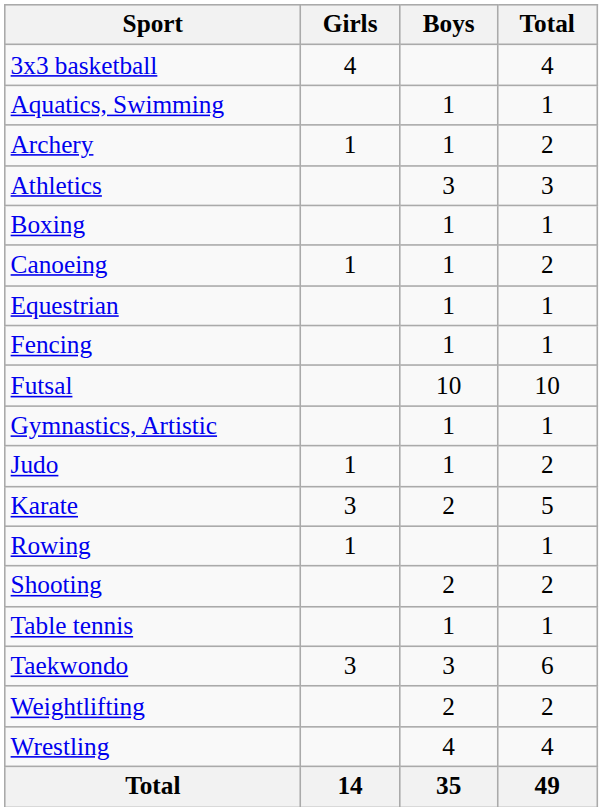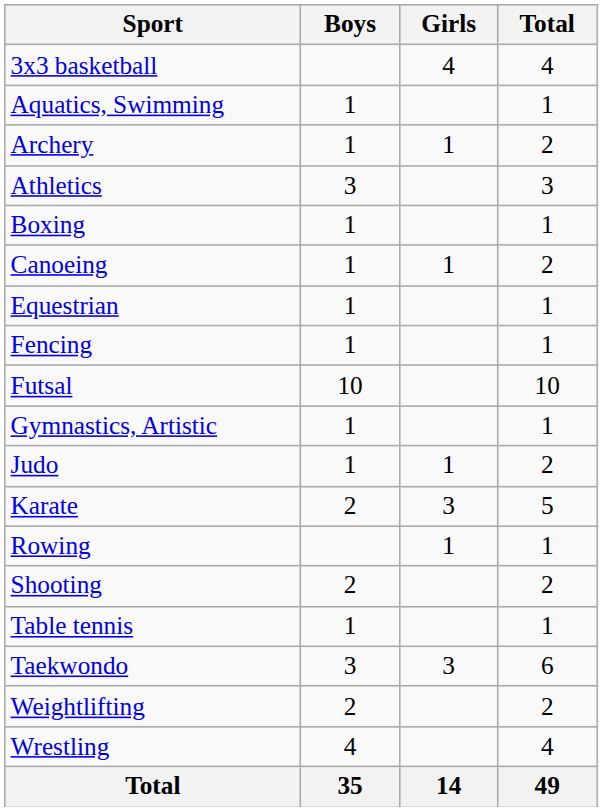columns swapped: (449, 24) <-> (350, 24)
